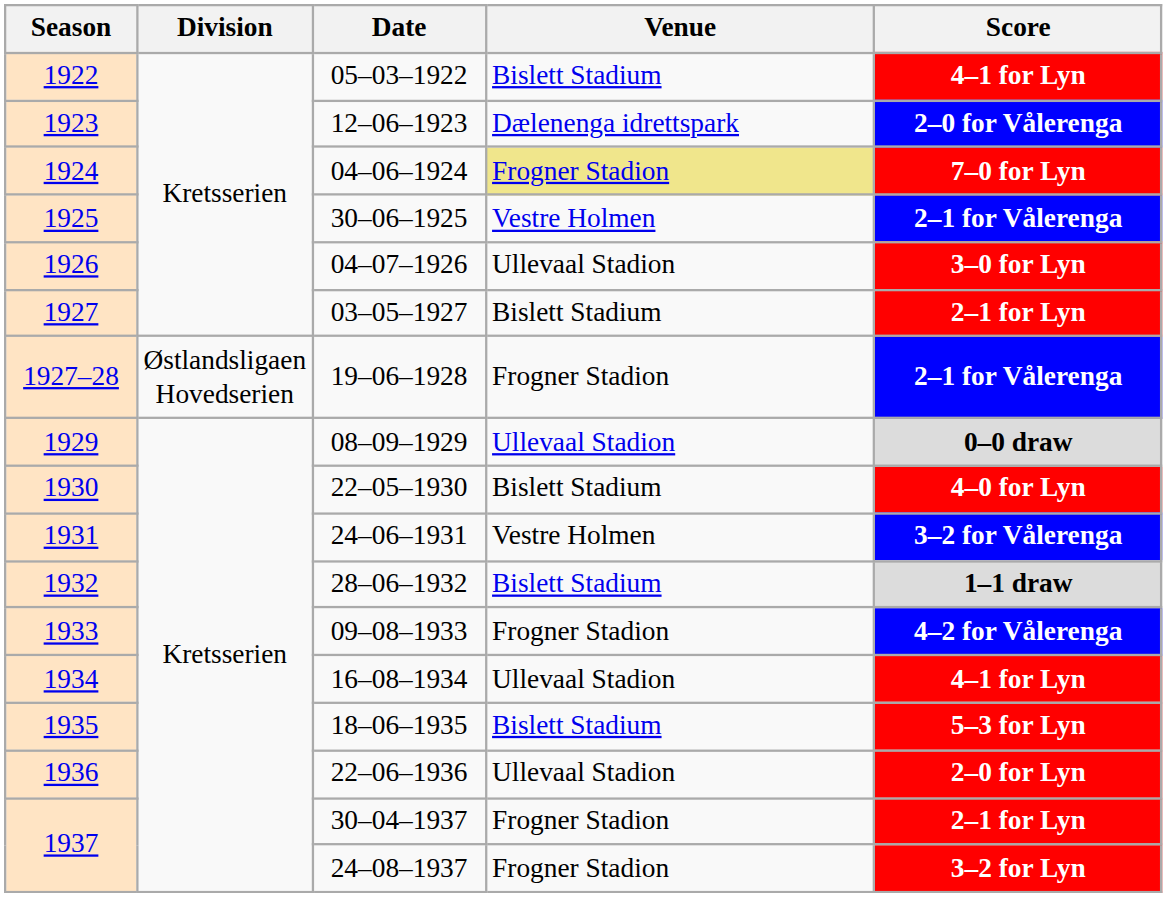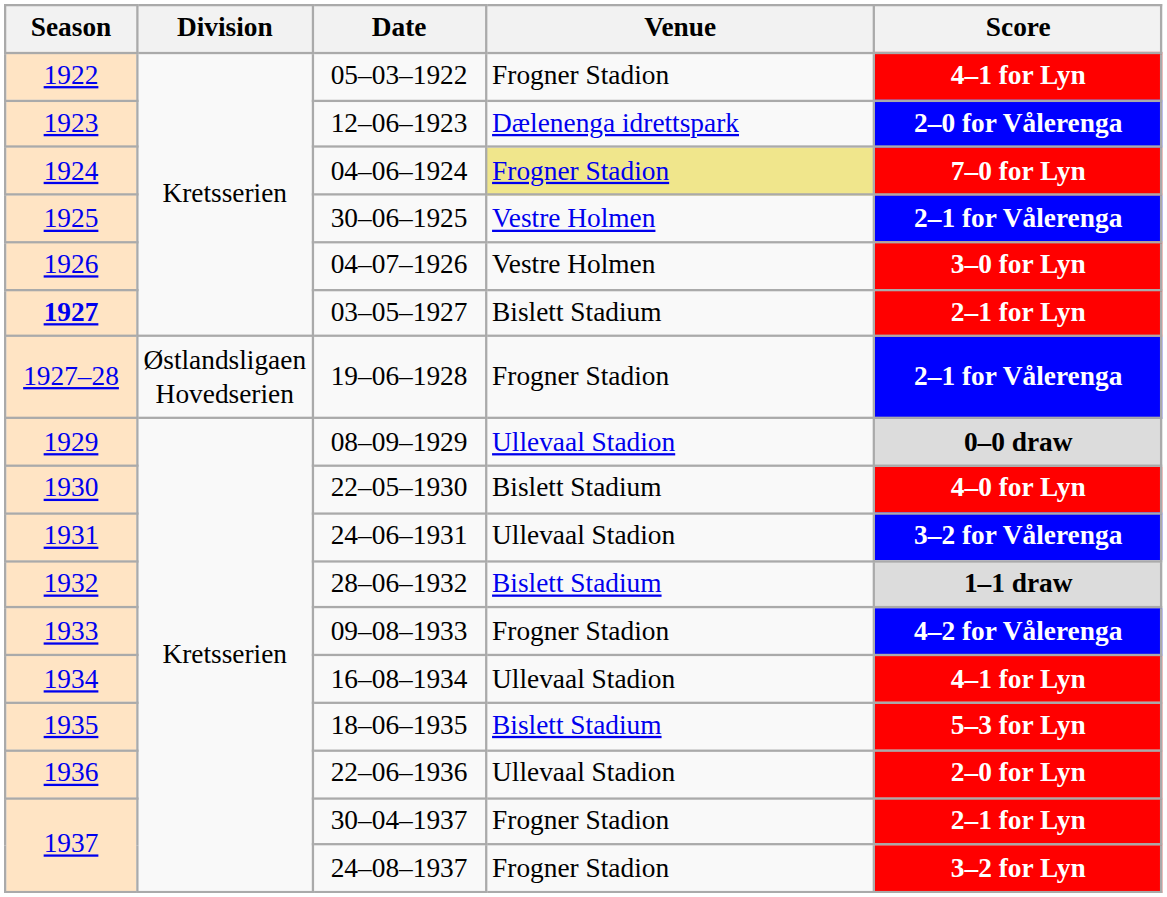(577, 75) Bislett Stadium -> (581, 75) Frogner Stadion
(584, 265) Ullevaal Stadion -> (574, 265) Vestre Holmen
(71, 312) normal -> (71, 312) bold
(574, 536) Vestre Holmen -> (584, 536) Ullevaal Stadion
